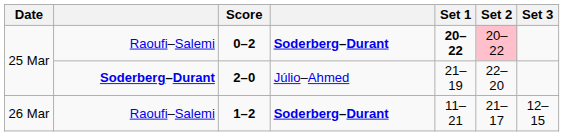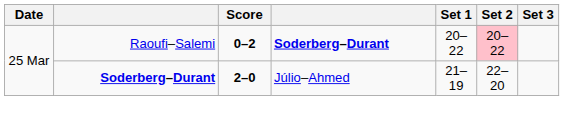(456, 43) bold -> (456, 43) normal
- row: (244, 114)
